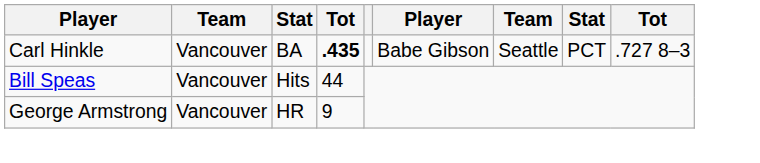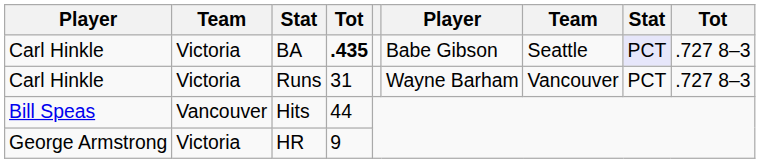(222, 50) Vancouver -> (208, 50) Victoria
(587, 50) no background -> (647, 50) lavender background
+ row: (299, 81)
(222, 111) Vancouver -> (208, 142) Victoria
